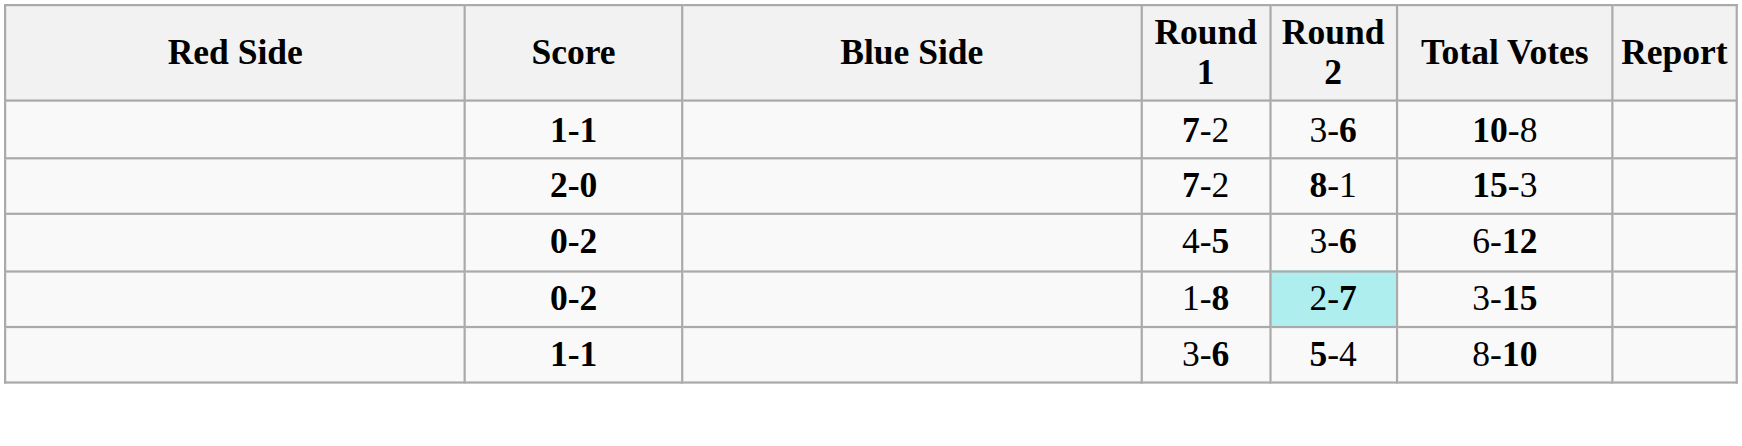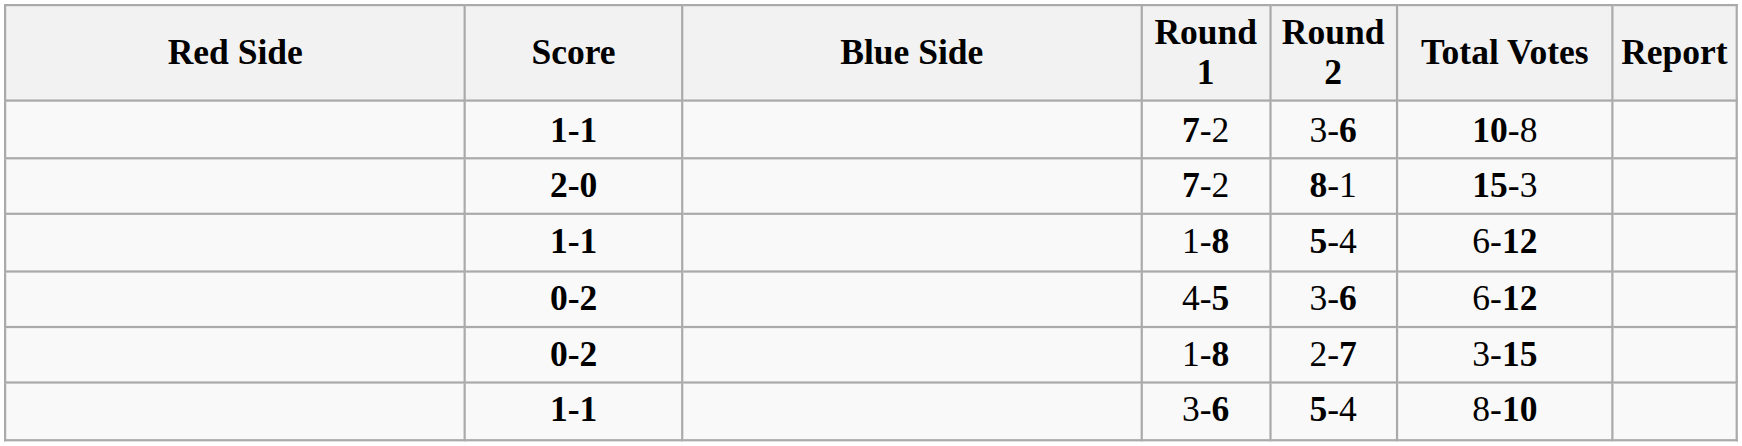+ row: (574, 241)
(1333, 297) paleturquoise background -> (1333, 354) no background
